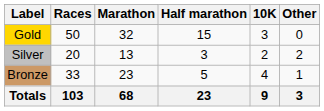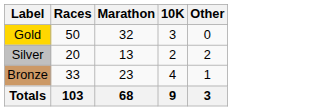- column: (204, 14)
